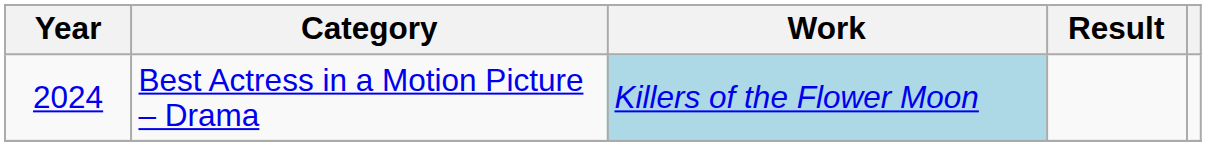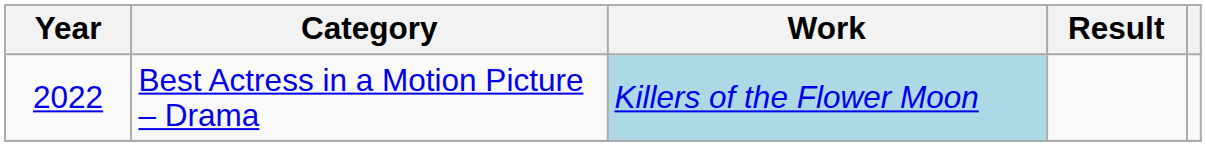(68, 97) 2024 -> (68, 97) 2022
